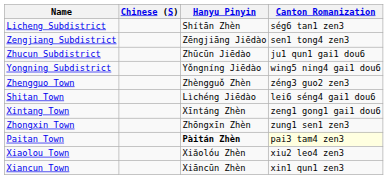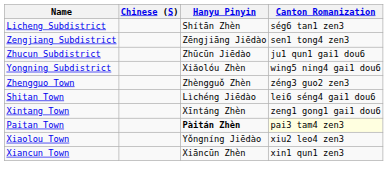(222, 68) Yǒngníng Jiēdào -> (214, 68) Xiǎolóu Zhèn
- row: (40, 125)
(214, 153) Xiǎolóu Zhèn -> (222, 139) Yǒngníng Jiēdào
